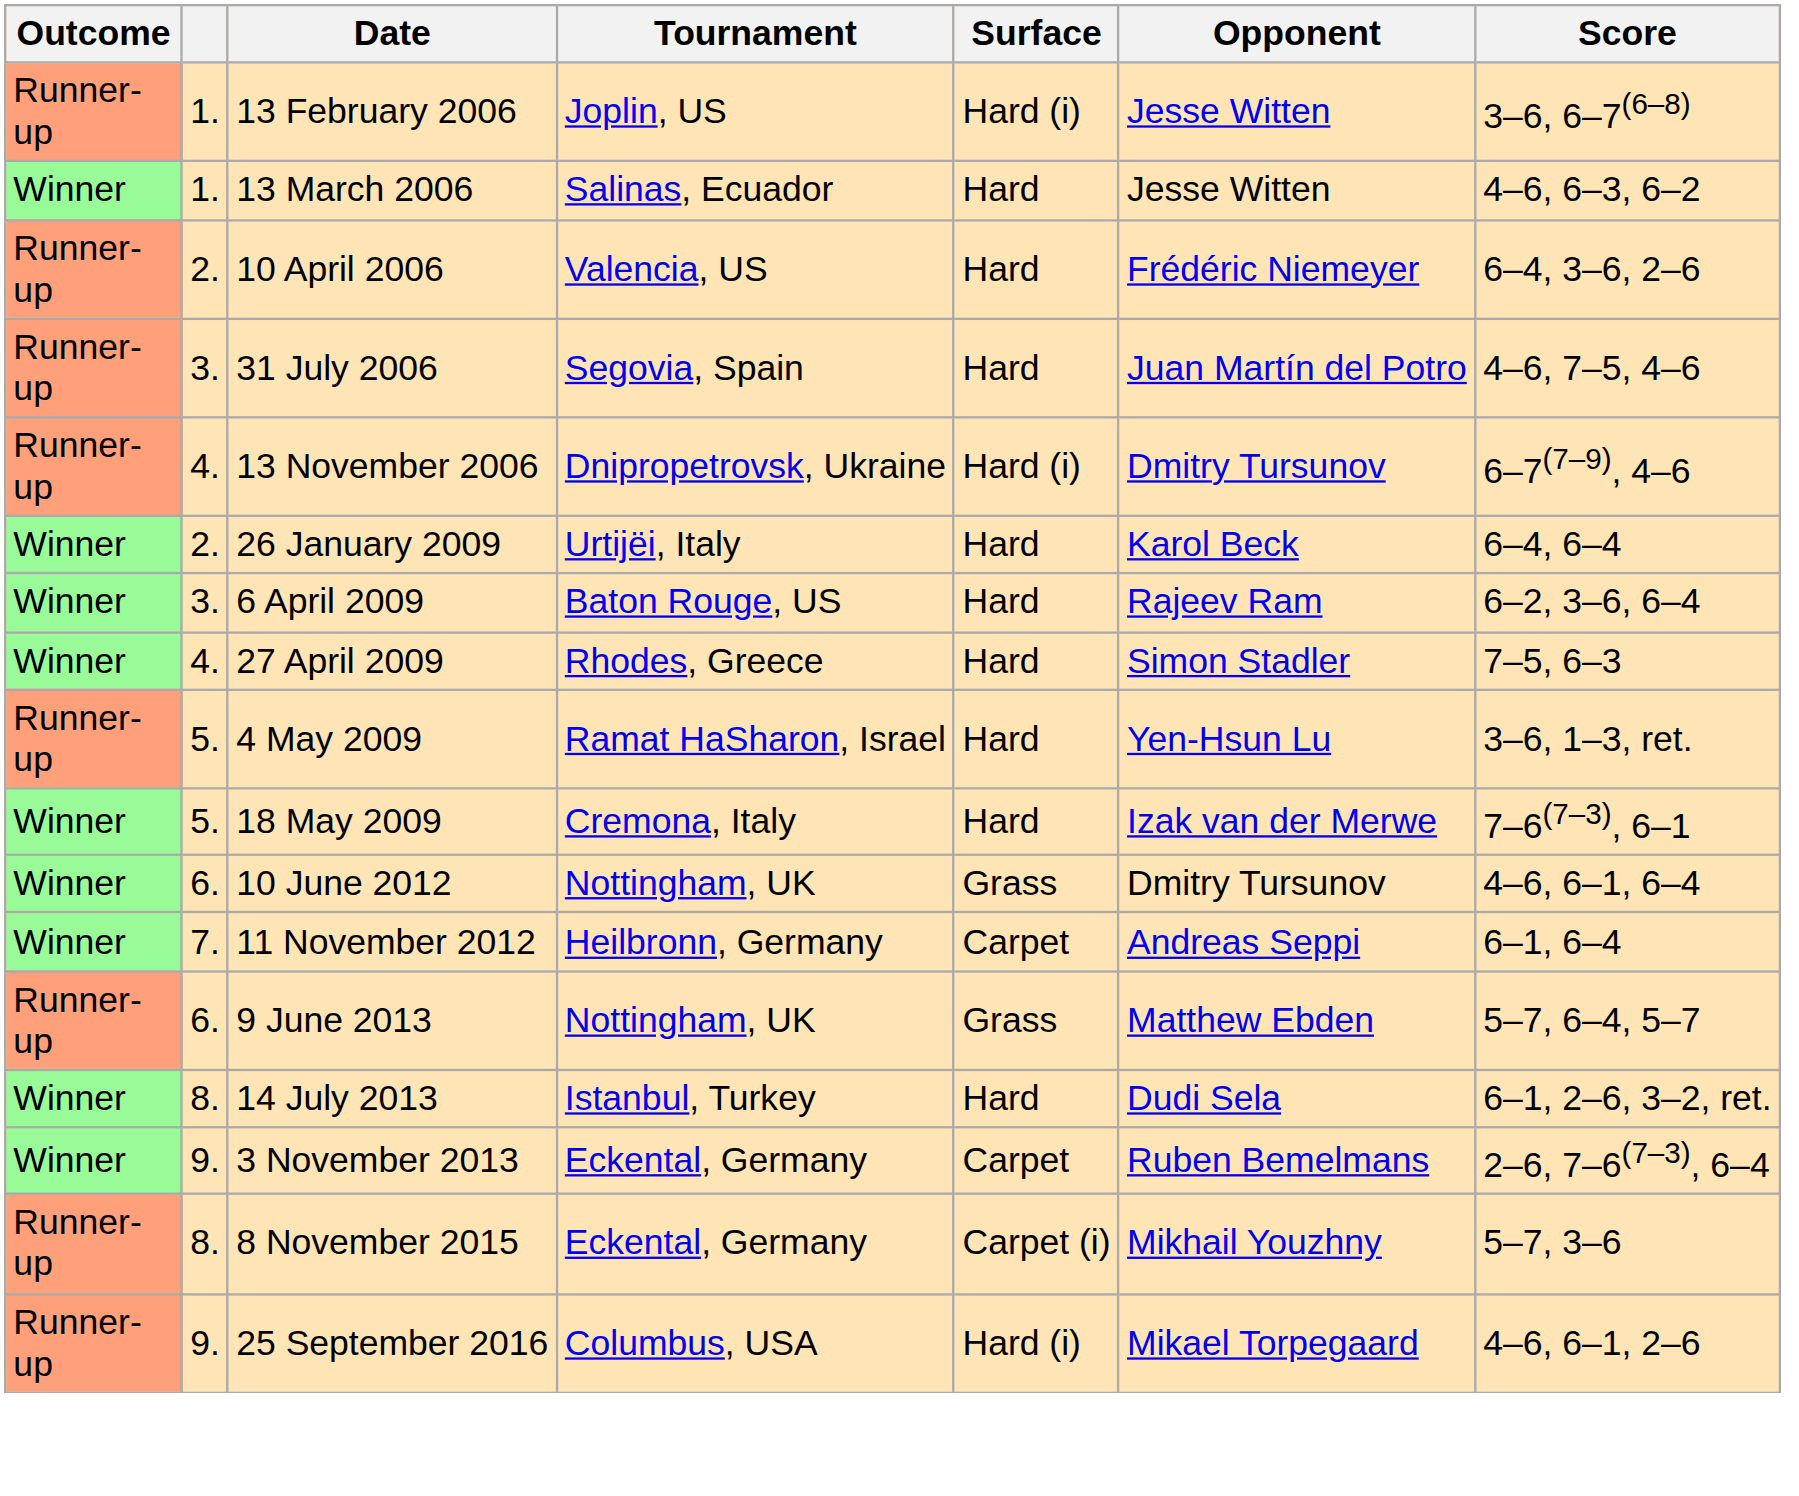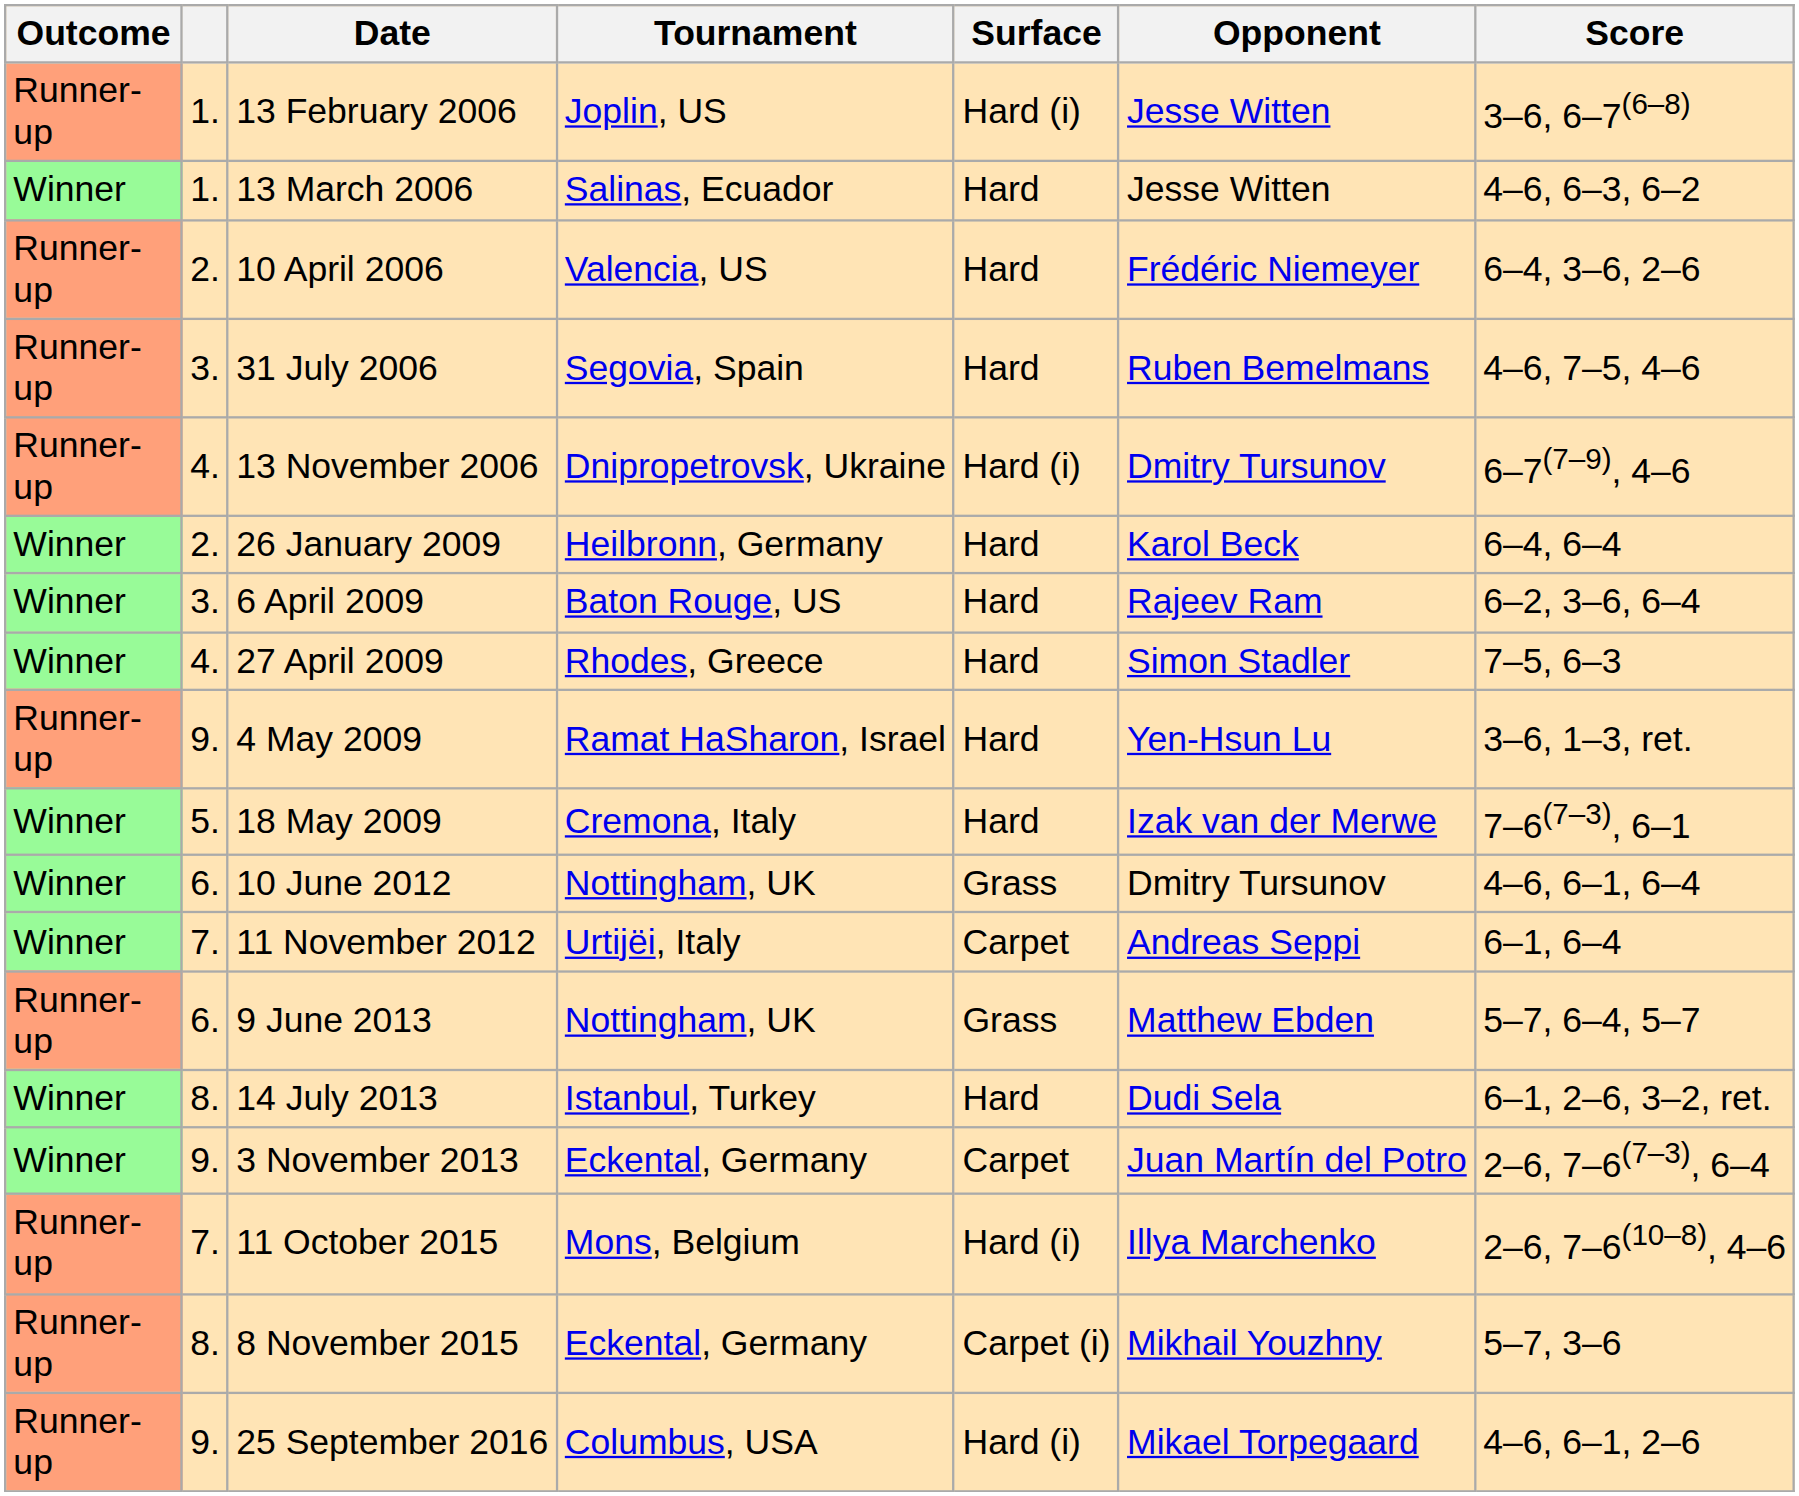(1297, 366) Juan Martín del Potro -> (1278, 366) Ruben Bemelmans
(653, 543) Urtijëi, Italy -> (724, 543) Heilbronn, Germany
(205, 737) 5. -> (205, 737) 9.
(724, 940) Heilbronn, Germany -> (653, 940) Urtijëi, Italy
(1278, 1159) Ruben Bemelmans -> (1297, 1159) Juan Martín del Potro
+ row: (367, 1242)
